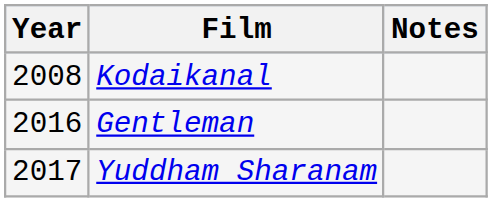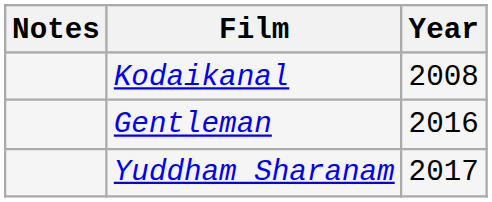columns swapped: (47, 29) <-> (435, 29)
